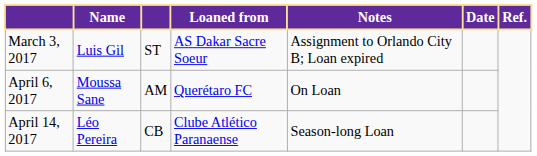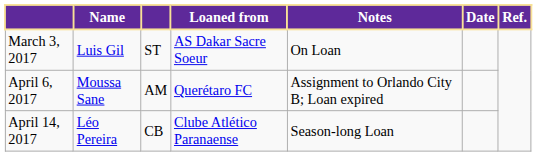(371, 50) Assignment to Orlando City B; Loan expired -> (316, 50) On Loan
(316, 90) On Loan -> (371, 90) Assignment to Orlando City B; Loan expired
